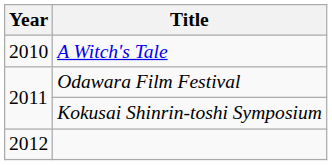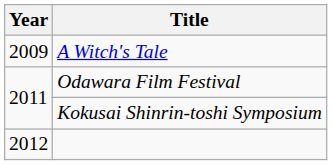(29, 50) 2010 -> (29, 50) 2009
